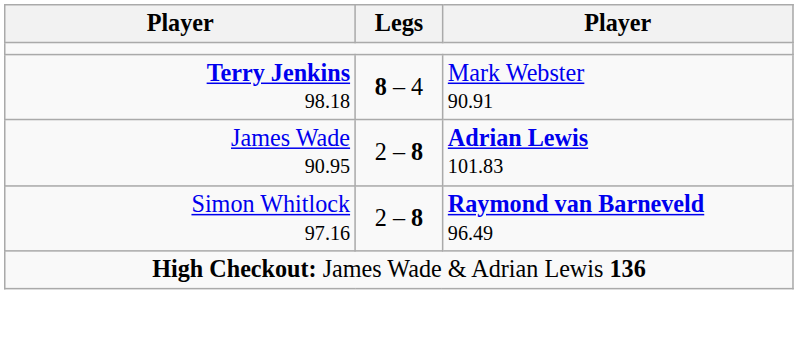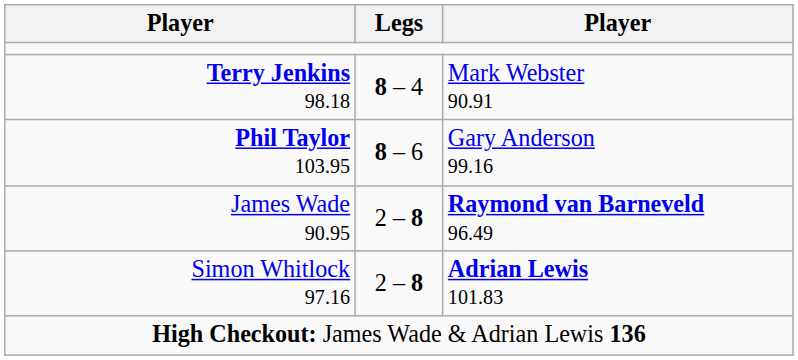+ row: (293, 152)
(518, 152) Adrian Lewis 101.83 -> (576, 217) Raymond van Barneveld 96.49
(576, 217) Raymond van Barneveld 96.49 -> (518, 283) Adrian Lewis 101.83
